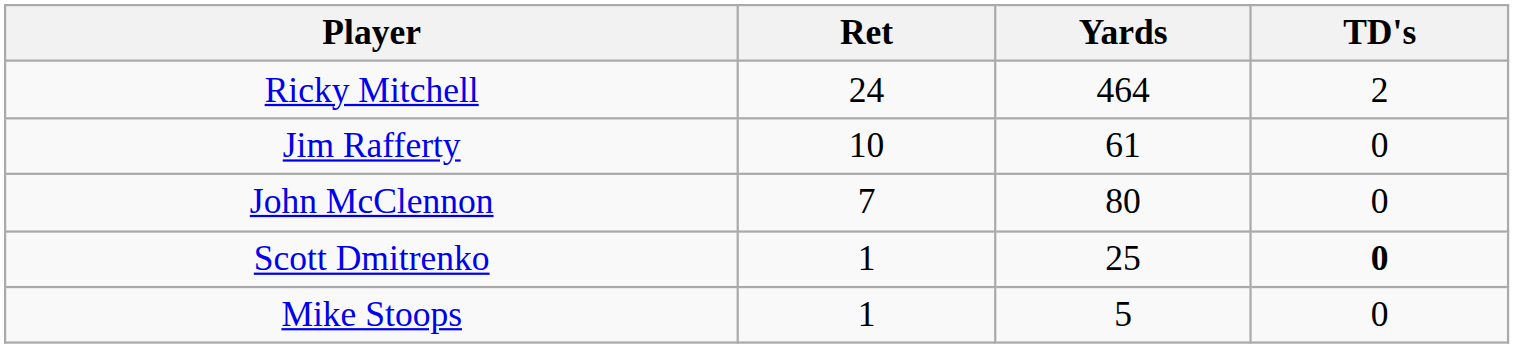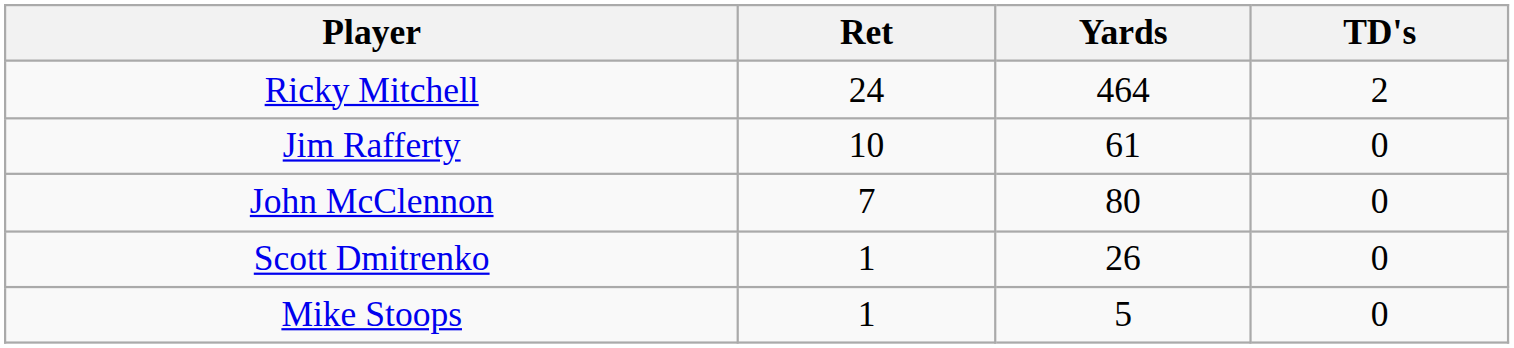(1123, 257) 25 -> (1123, 257) 26
(1380, 257) bold -> (1380, 257) normal
